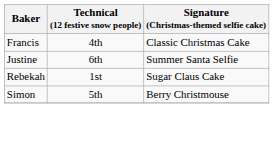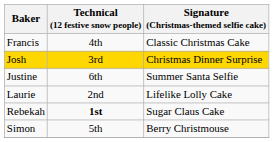+ row: (17, 59)
+ row: (21, 94)
(96, 77) normal -> (96, 111) bold
